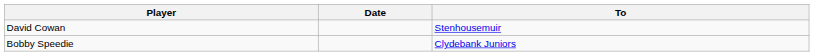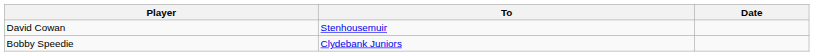columns swapped: (621, 12) <-> (375, 12)
